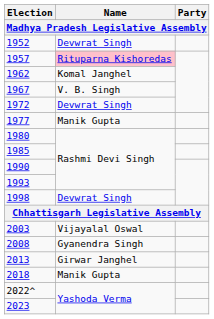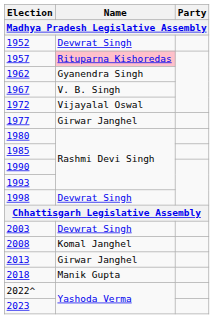(95, 74) Komal Janghel -> (100, 74) Gyanendra Singh
(95, 105) Devwrat Singh -> (100, 105) Vijayalal Oswal
(89, 120) Manik Gupta -> (97, 120) Girwar Janghel
(100, 229) Vijayalal Oswal -> (95, 229) Devwrat Singh
(100, 244) Gyanendra Singh -> (95, 244) Komal Janghel
